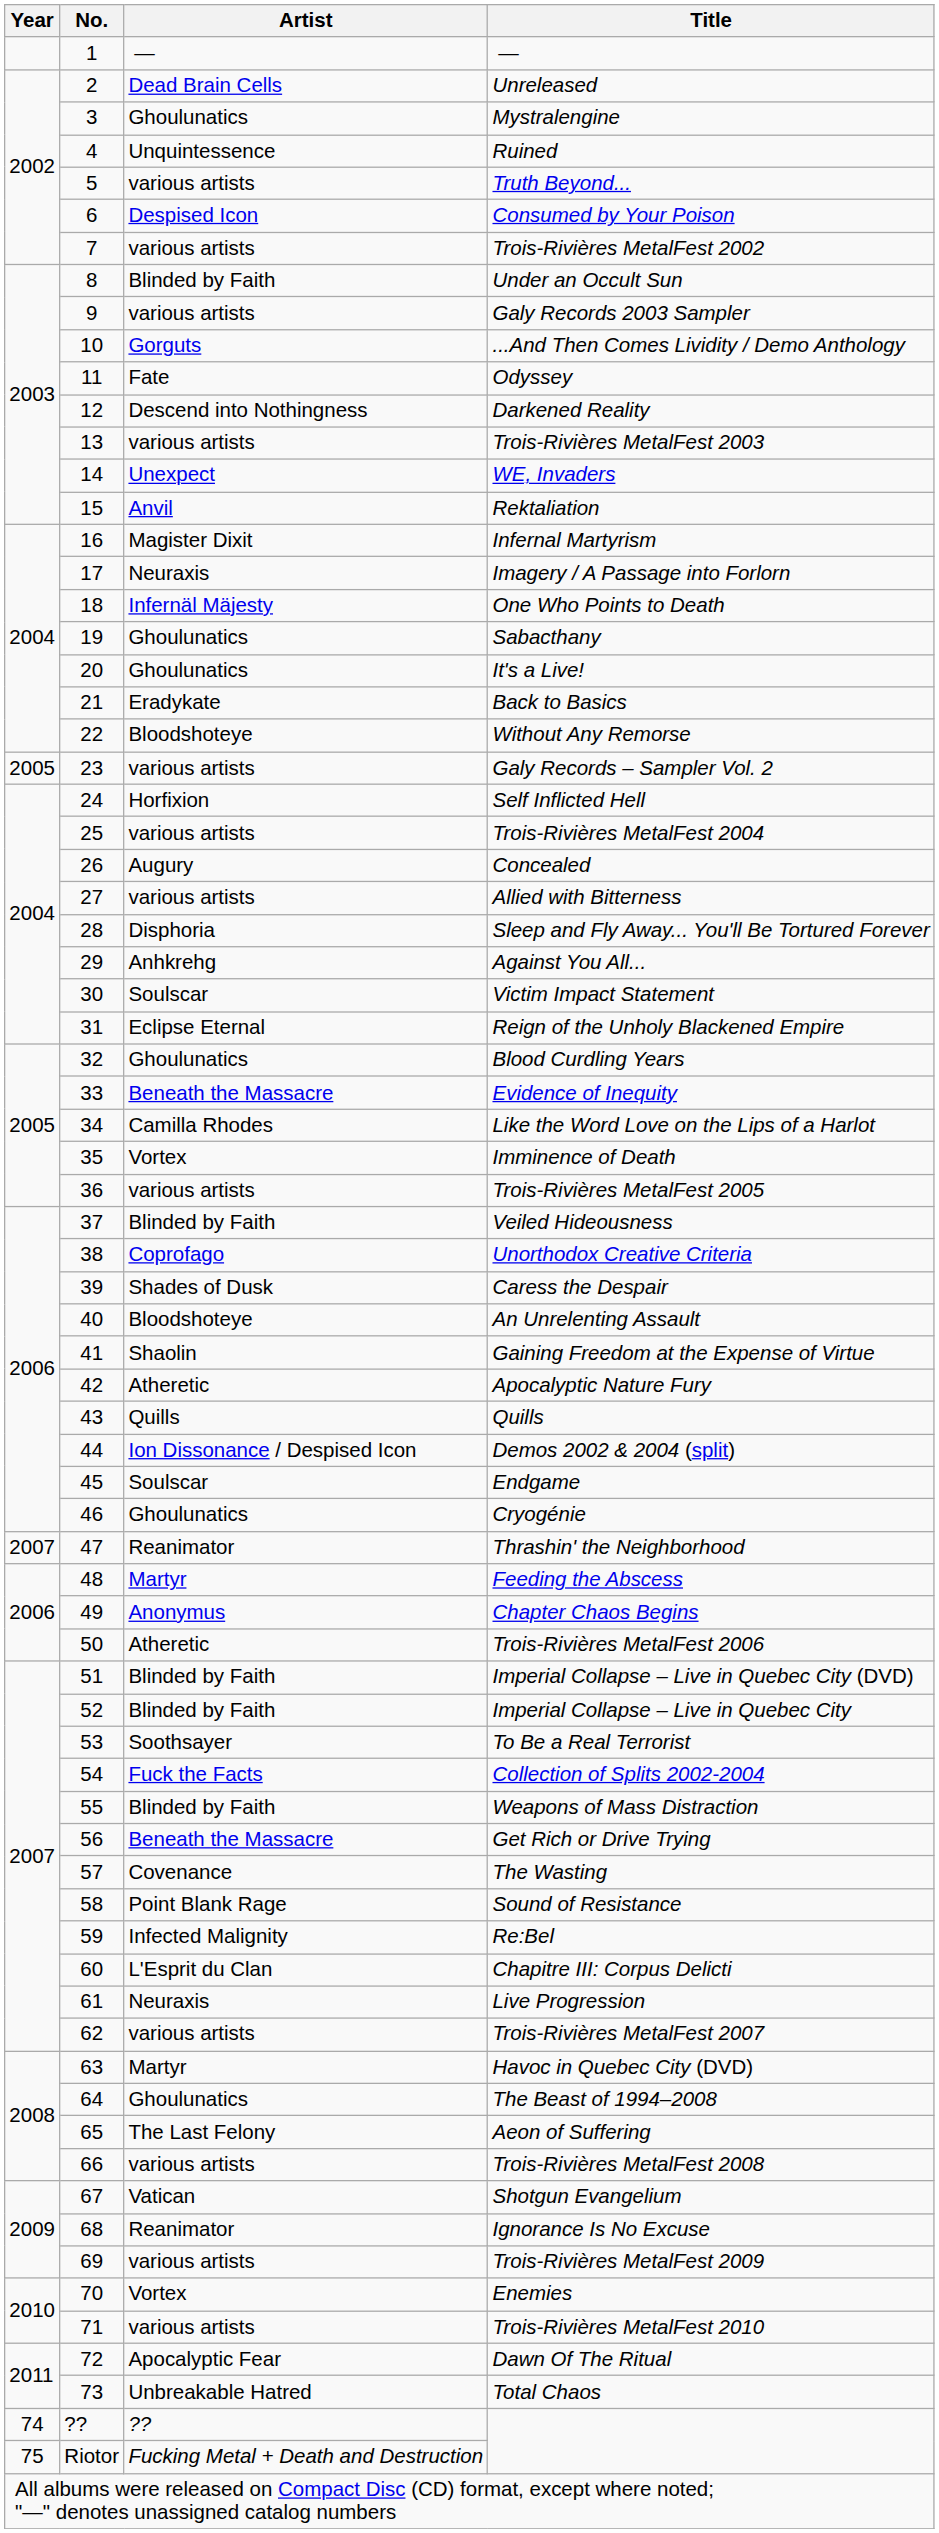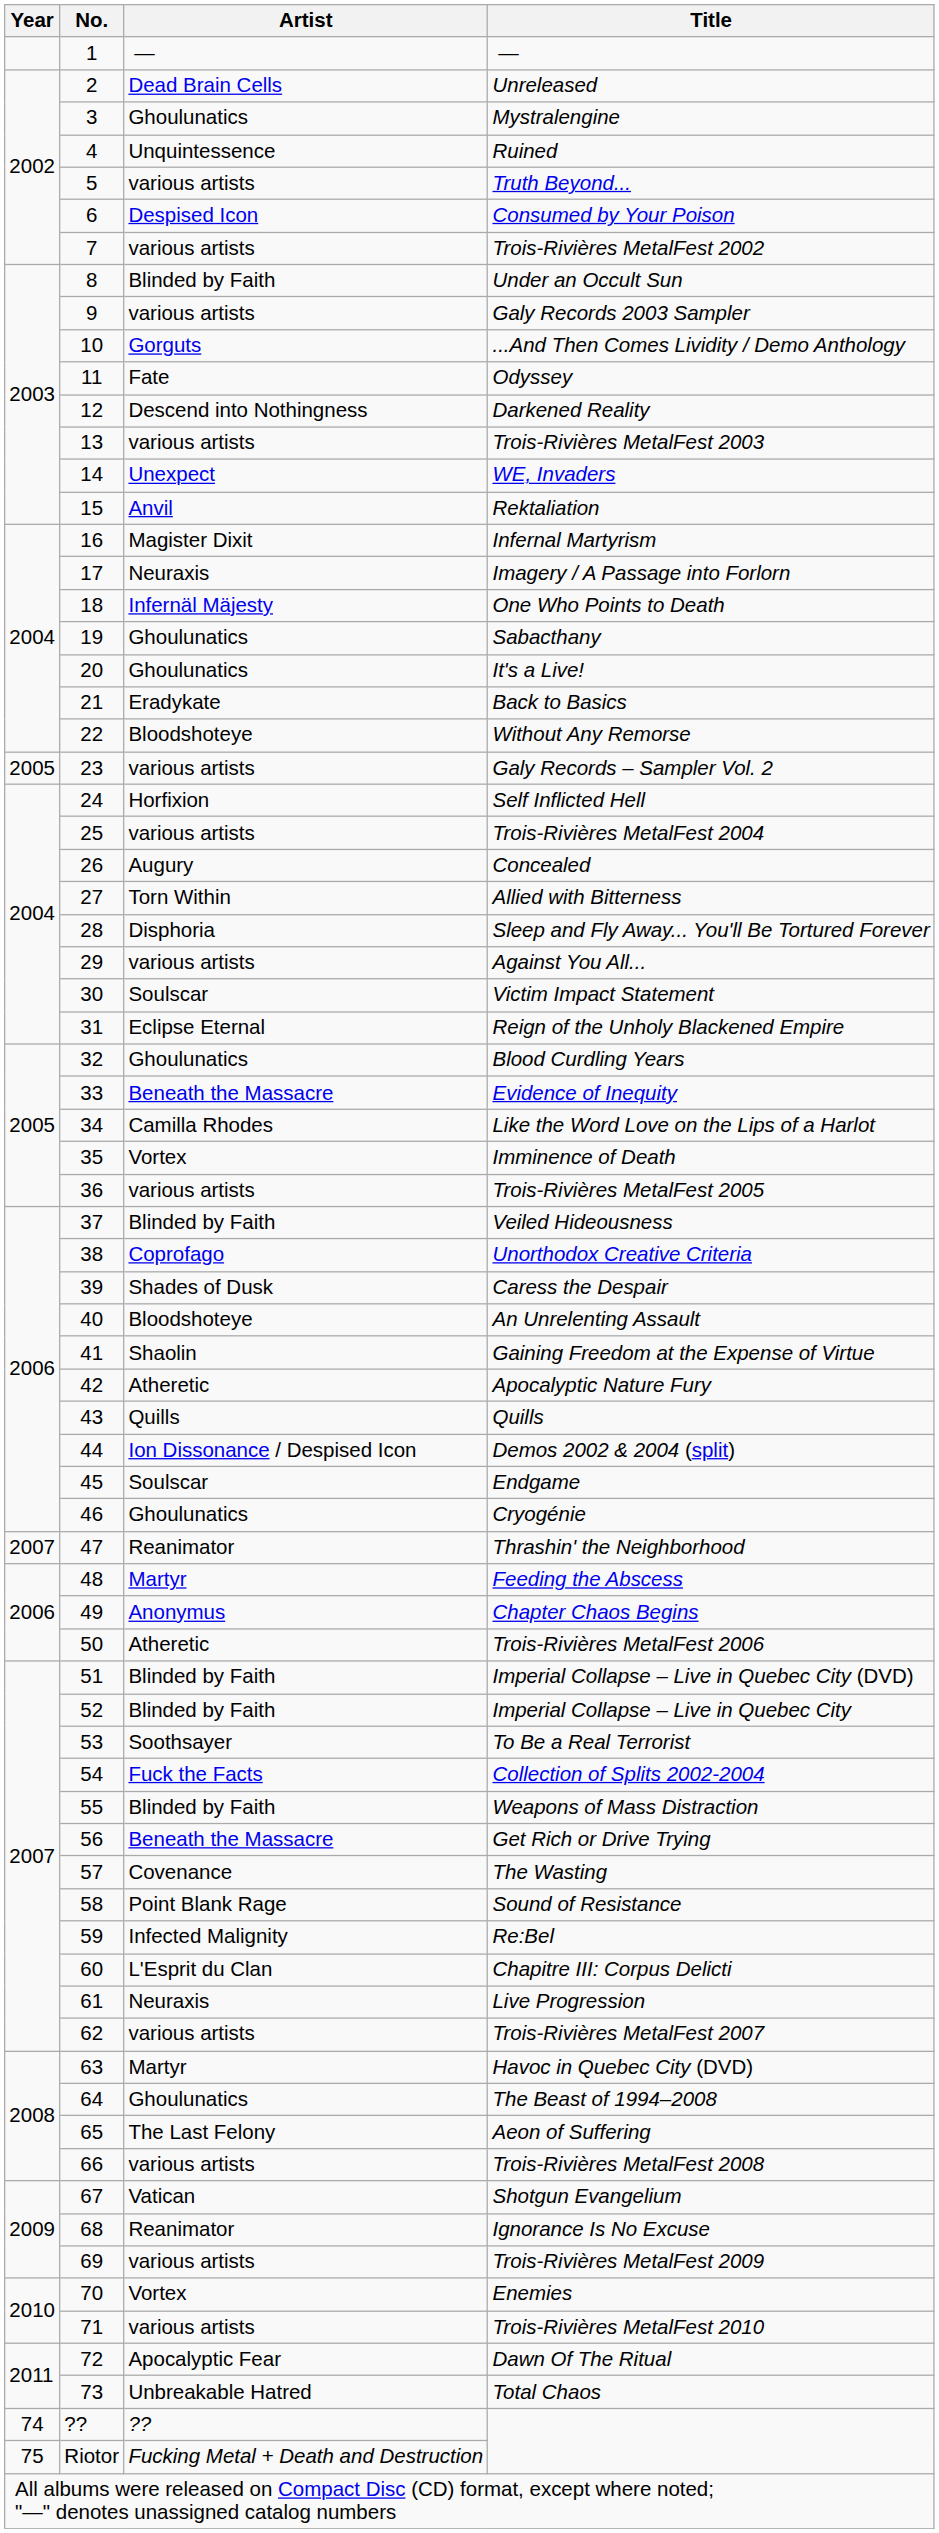(192, 897) various artists -> (180, 897) Torn Within
(172, 962) Anhkrehg -> (192, 962) various artists
